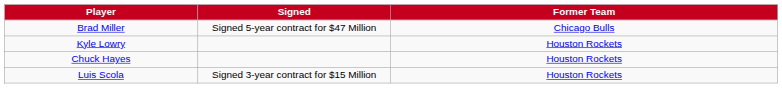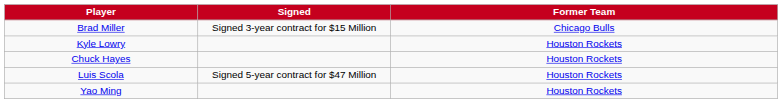(294, 28) Signed 5-year contract for $47 Million -> (294, 28) Signed 3-year contract for $15 Million
(294, 75) Signed 3-year contract for $15 Million -> (294, 75) Signed 5-year contract for $47 Million
+ row: (101, 91)
